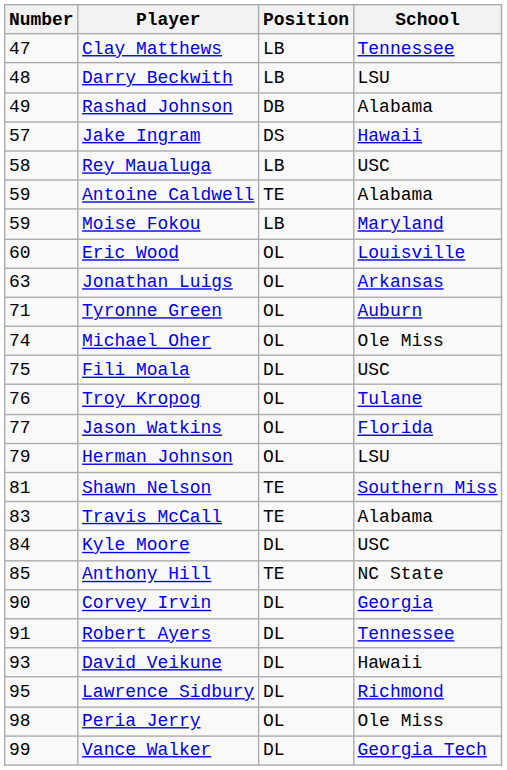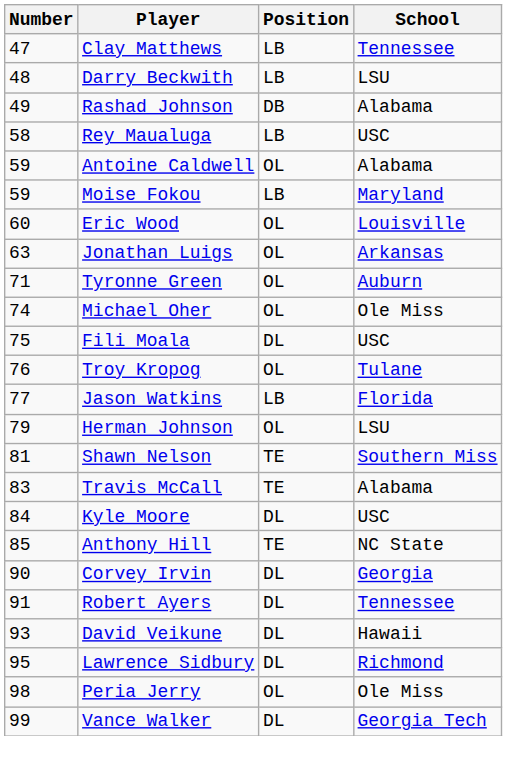- row: (141, 136)
(274, 195) TE -> (274, 166) OL
(274, 429) OL -> (274, 399) LB
